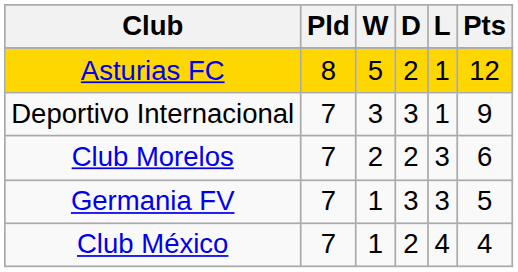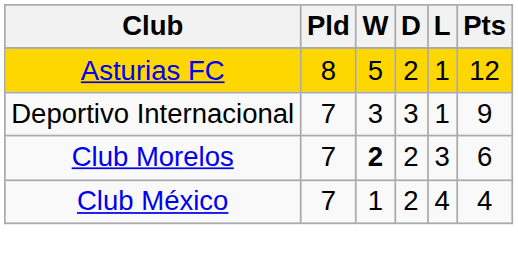(375, 157) normal -> (375, 157) bold
- row: (153, 200)
